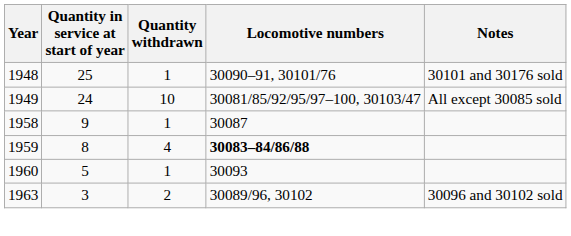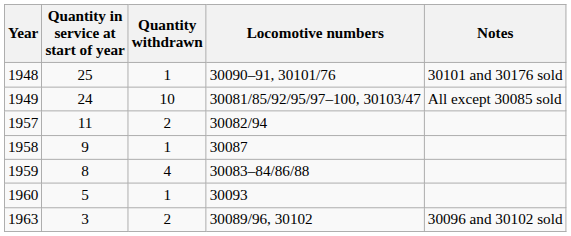+ row: (23, 123)
(260, 147) bold -> (260, 171) normal
